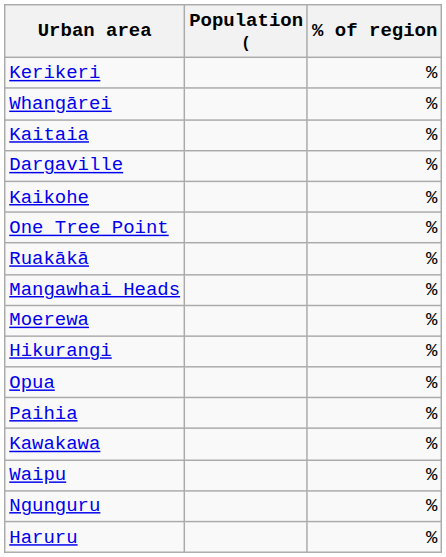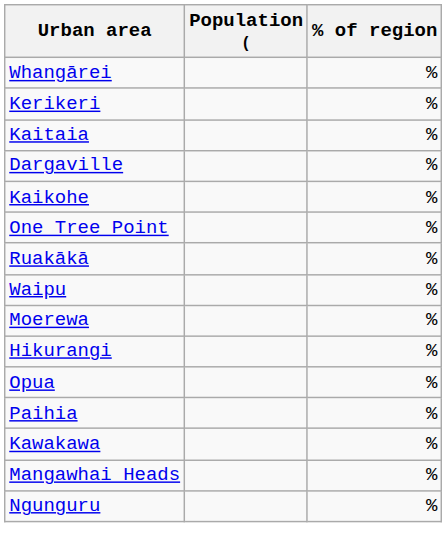rows swapped: (61, 104) <-> (55, 73)
rows swapped: (95, 290) <-> (38, 475)
- row: (43, 537)
